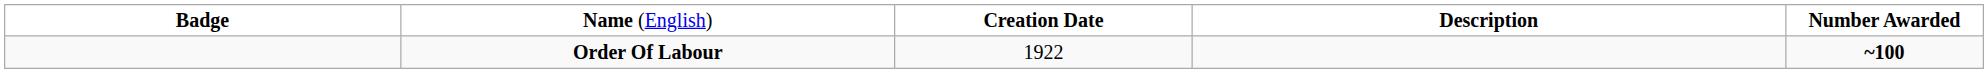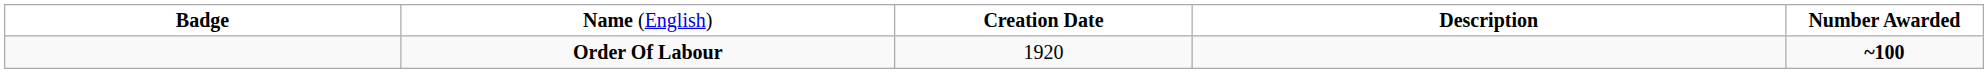(1043, 52) 1922 -> (1043, 52) 1920
